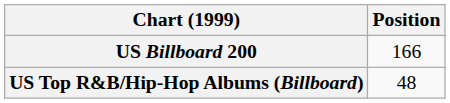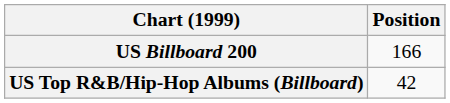(406, 82) 48 -> (406, 82) 42
